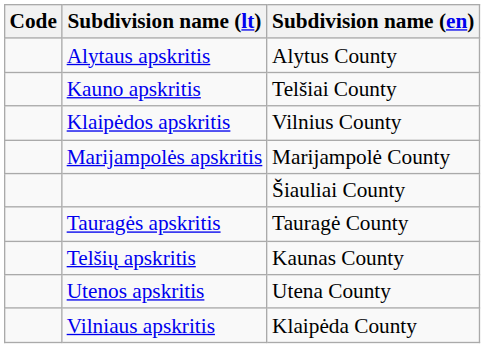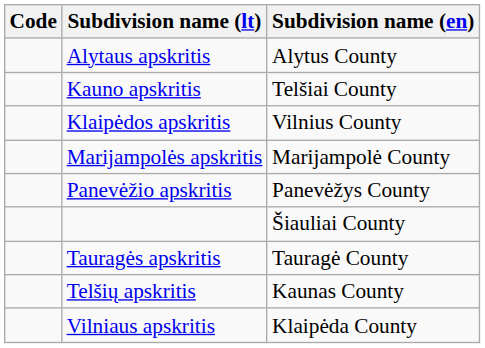+ row: (149, 190)
- row: (136, 291)
